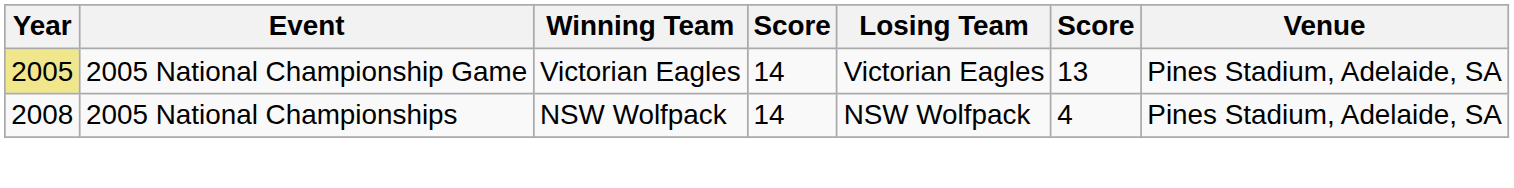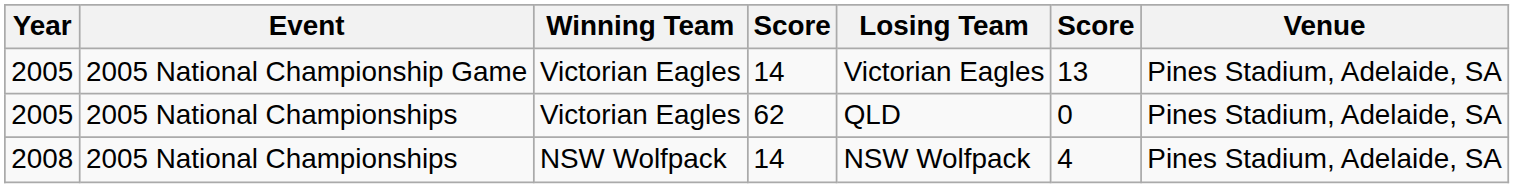(42, 70) khaki background -> (42, 70) no background
+ row: (272, 114)
